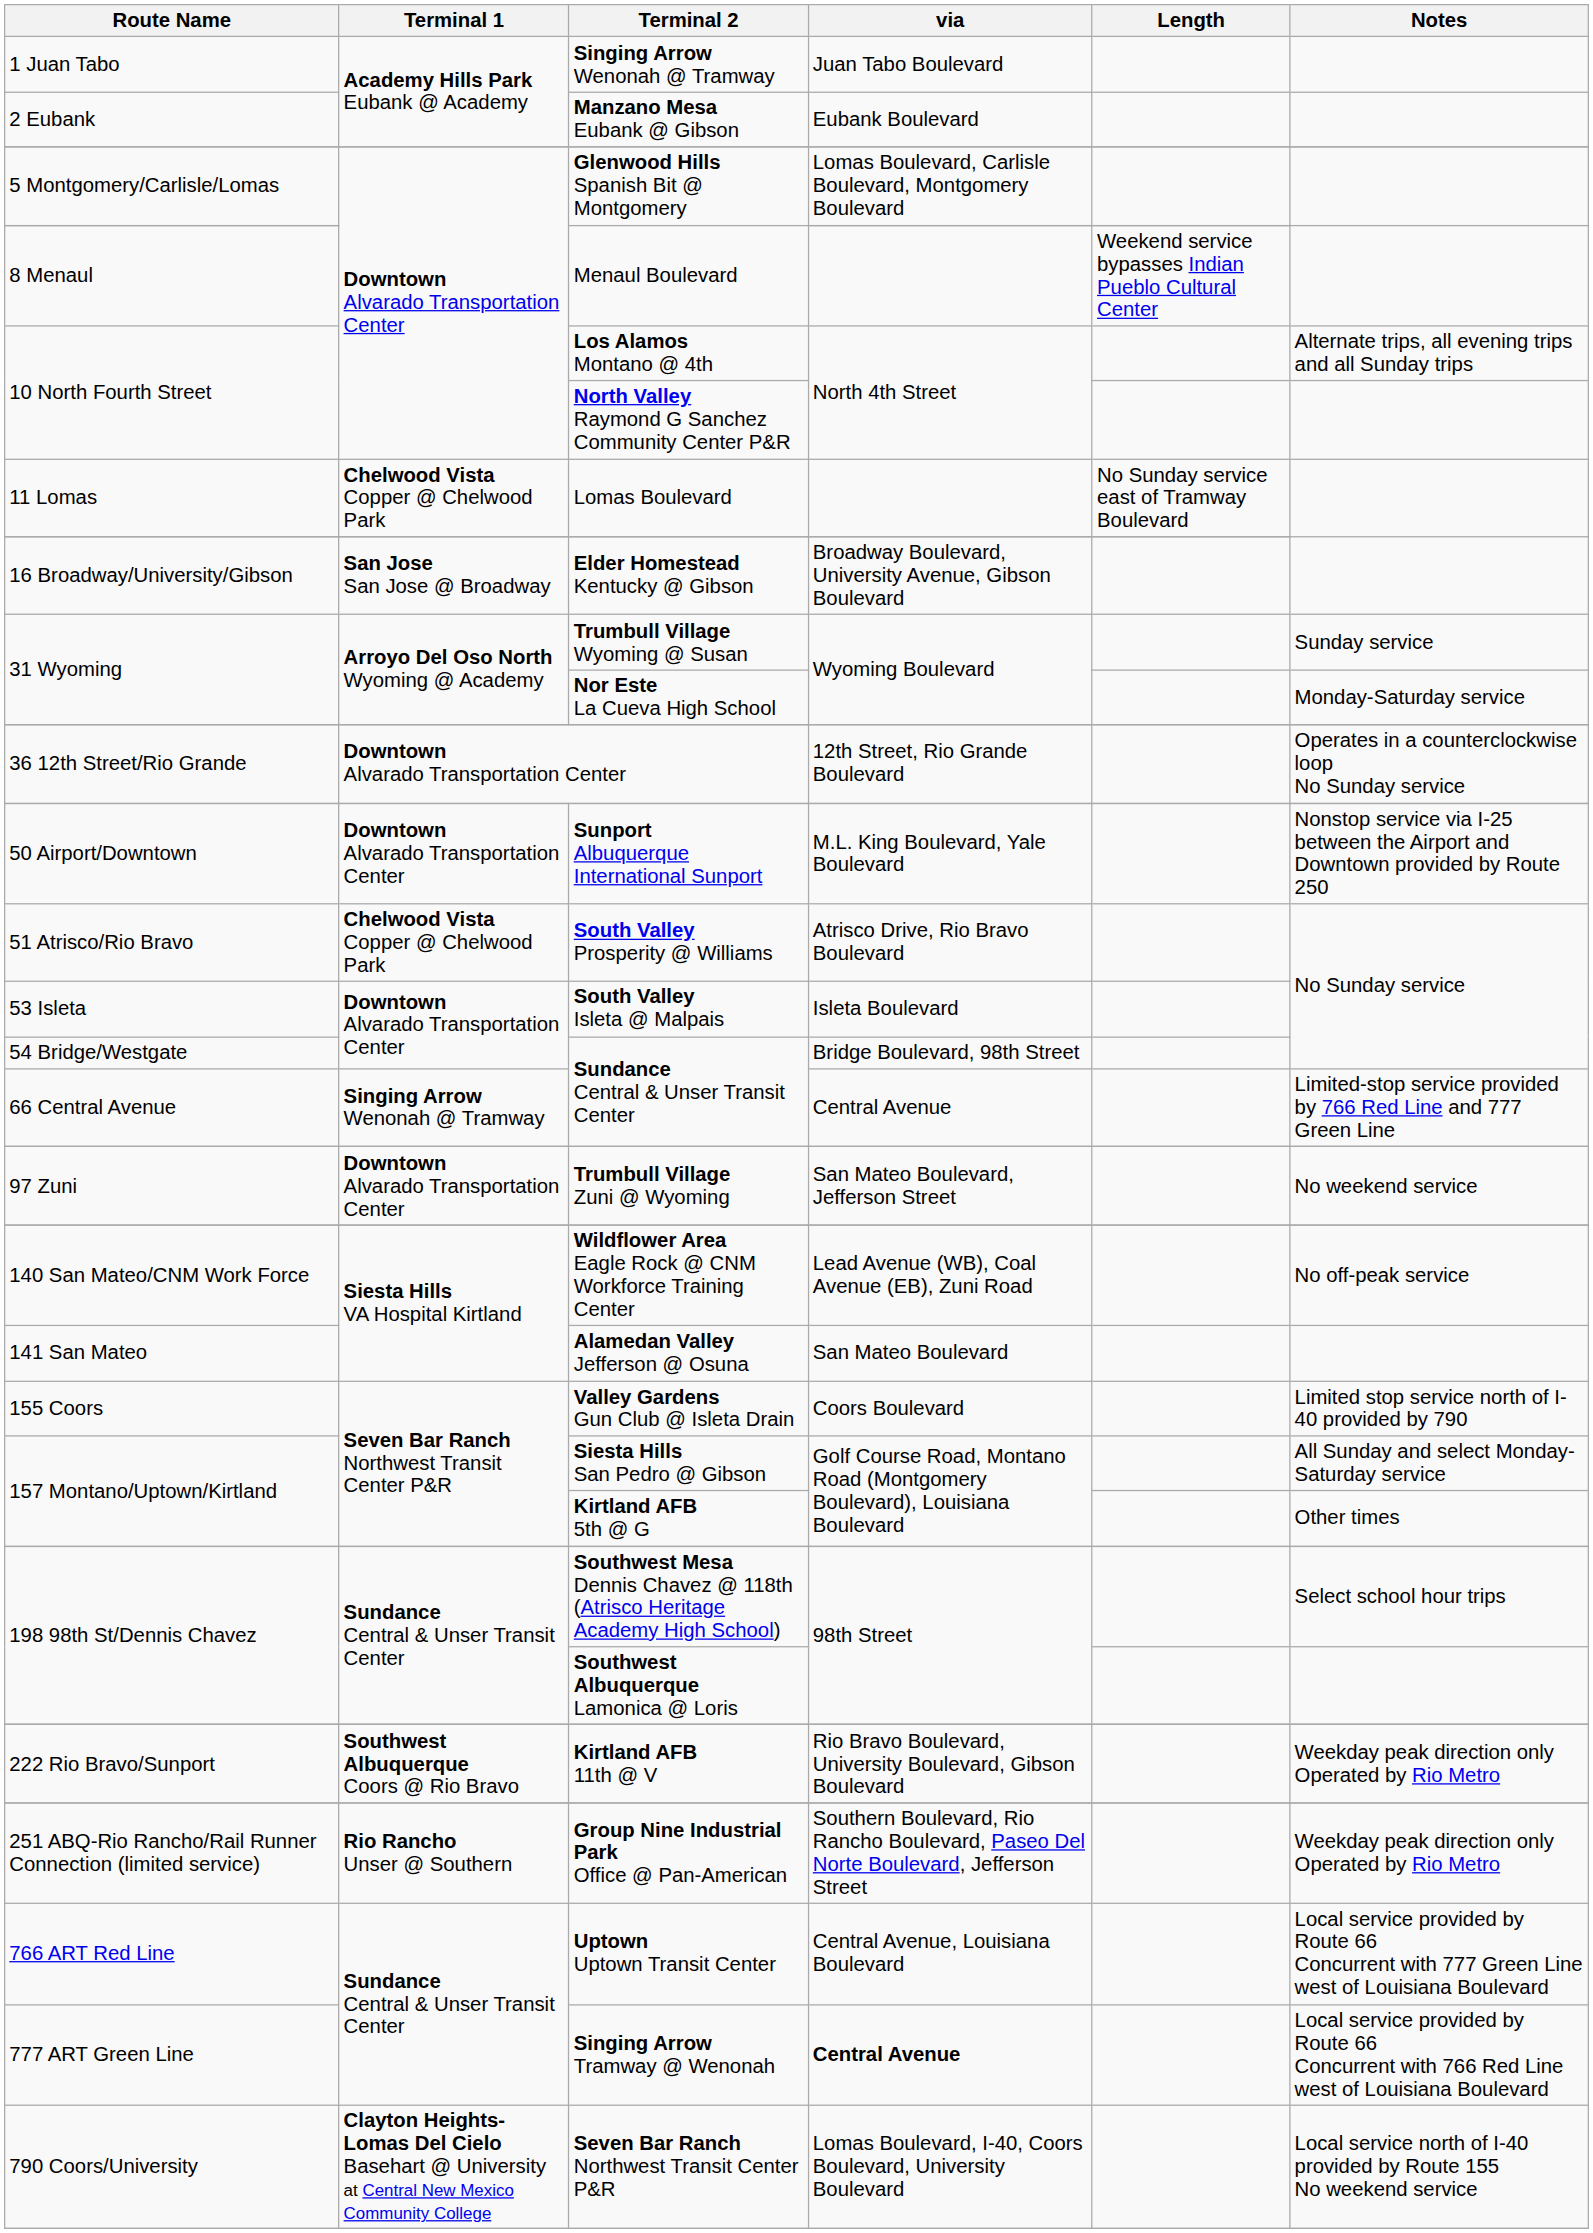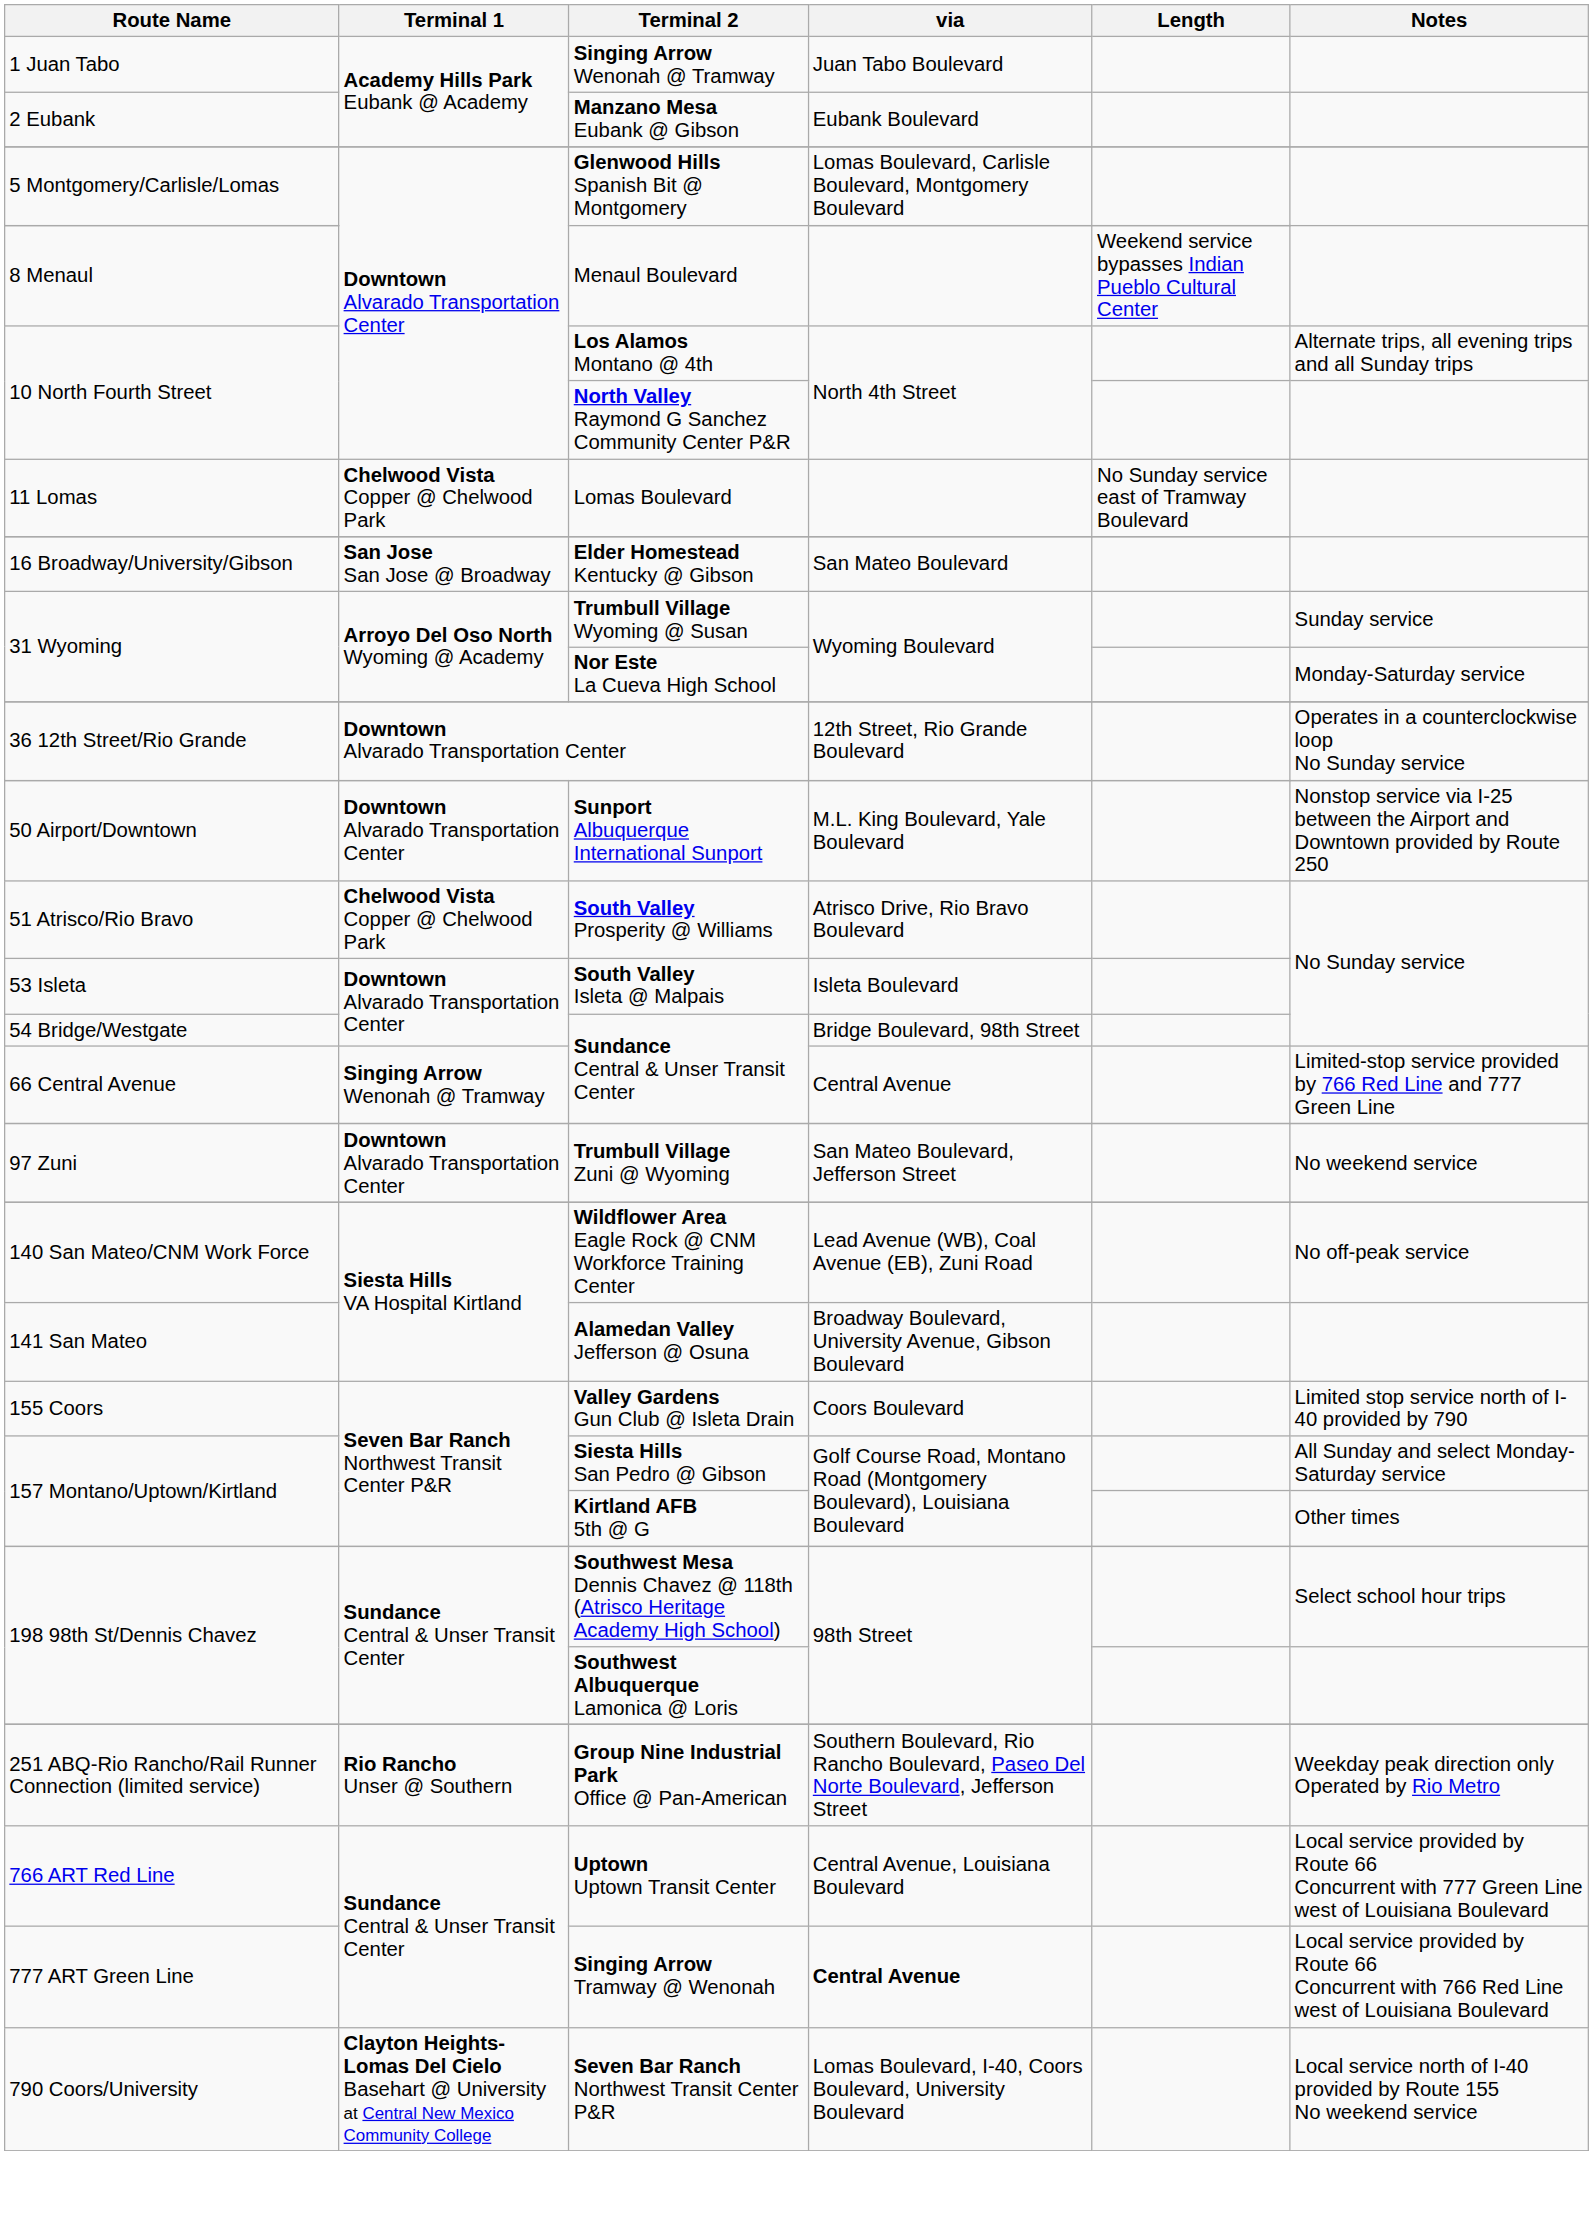(932, 575) Broadway Boulevard, University Avenue, Gibson Boulevard -> (911, 564) San Mateo Boulevard
(911, 1353) San Mateo Boulevard -> (932, 1341) Broadway Boulevard, University Avenue, Gibson Boulevard
- row: (112, 1763)
